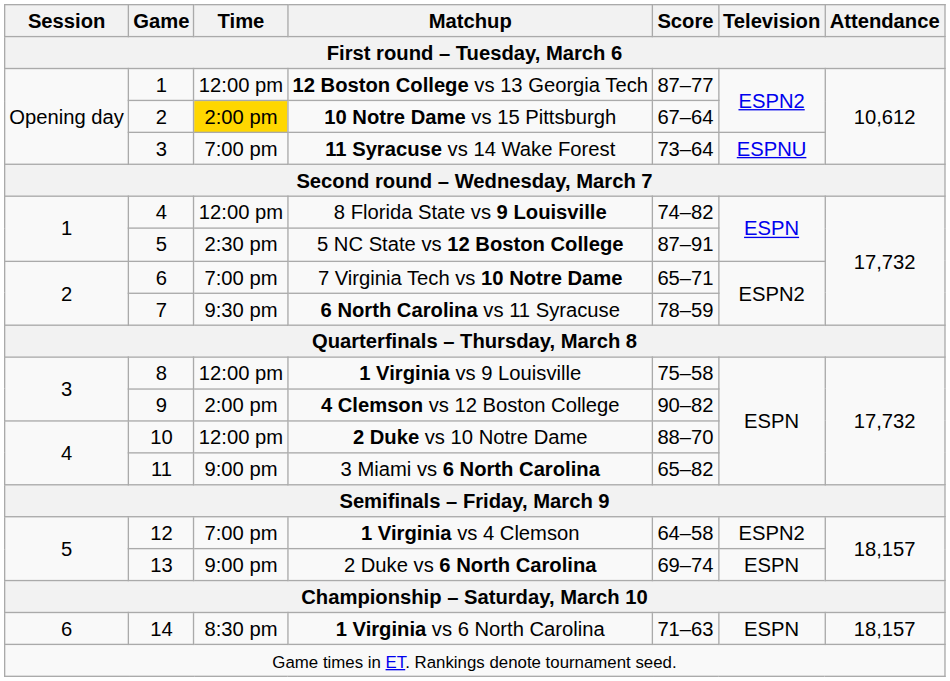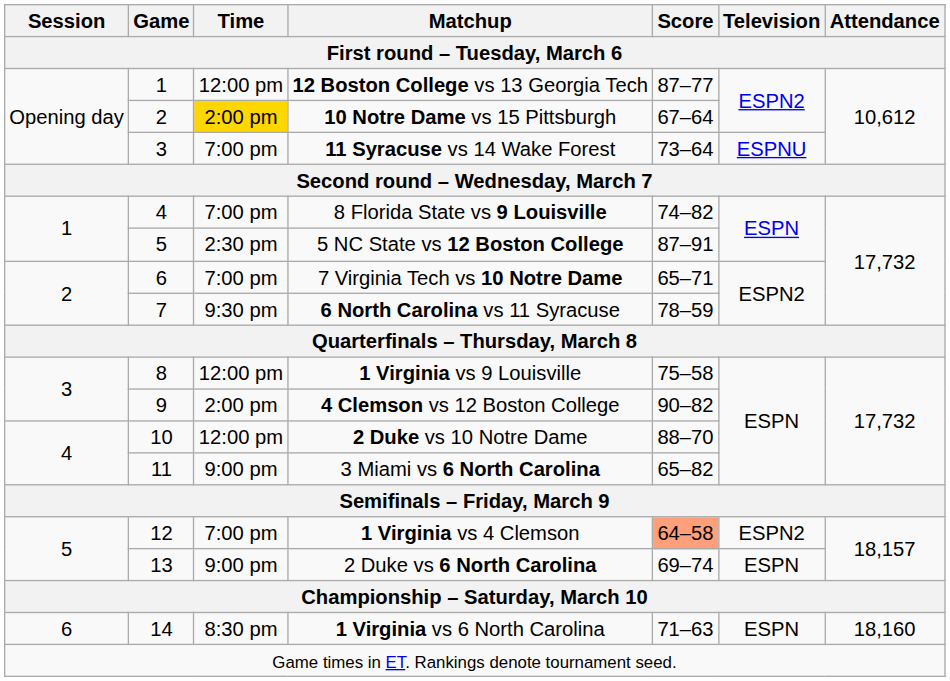(241, 213) 12:00 pm -> (241, 213) 7:00 pm
(685, 533) no background -> (685, 533) lightsalmon background
(885, 629) 18,157 -> (885, 629) 18,160
